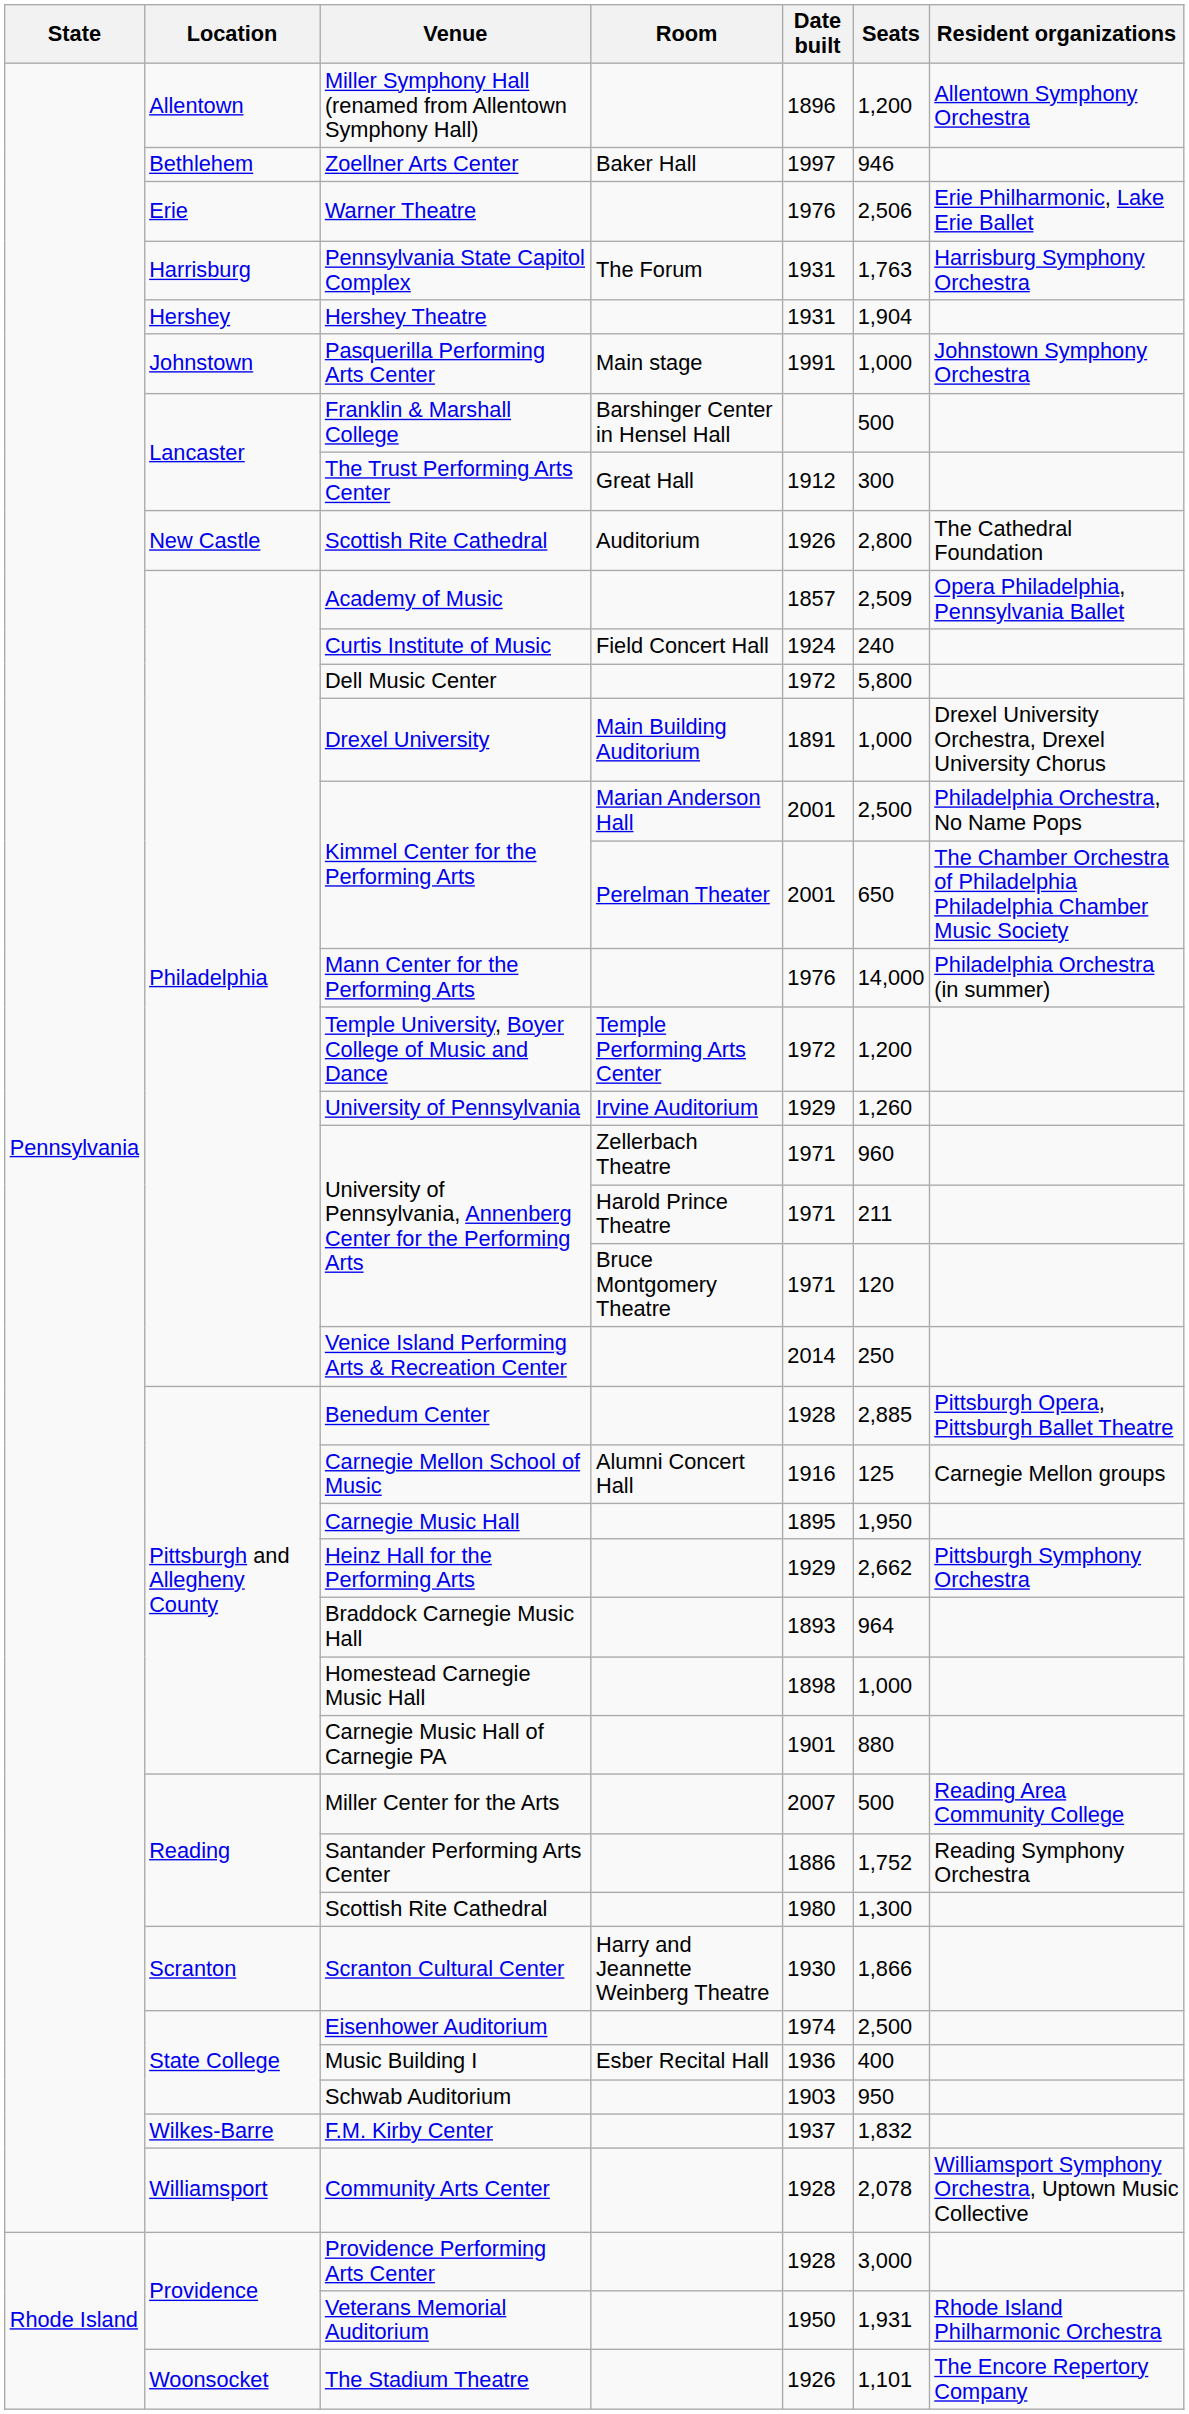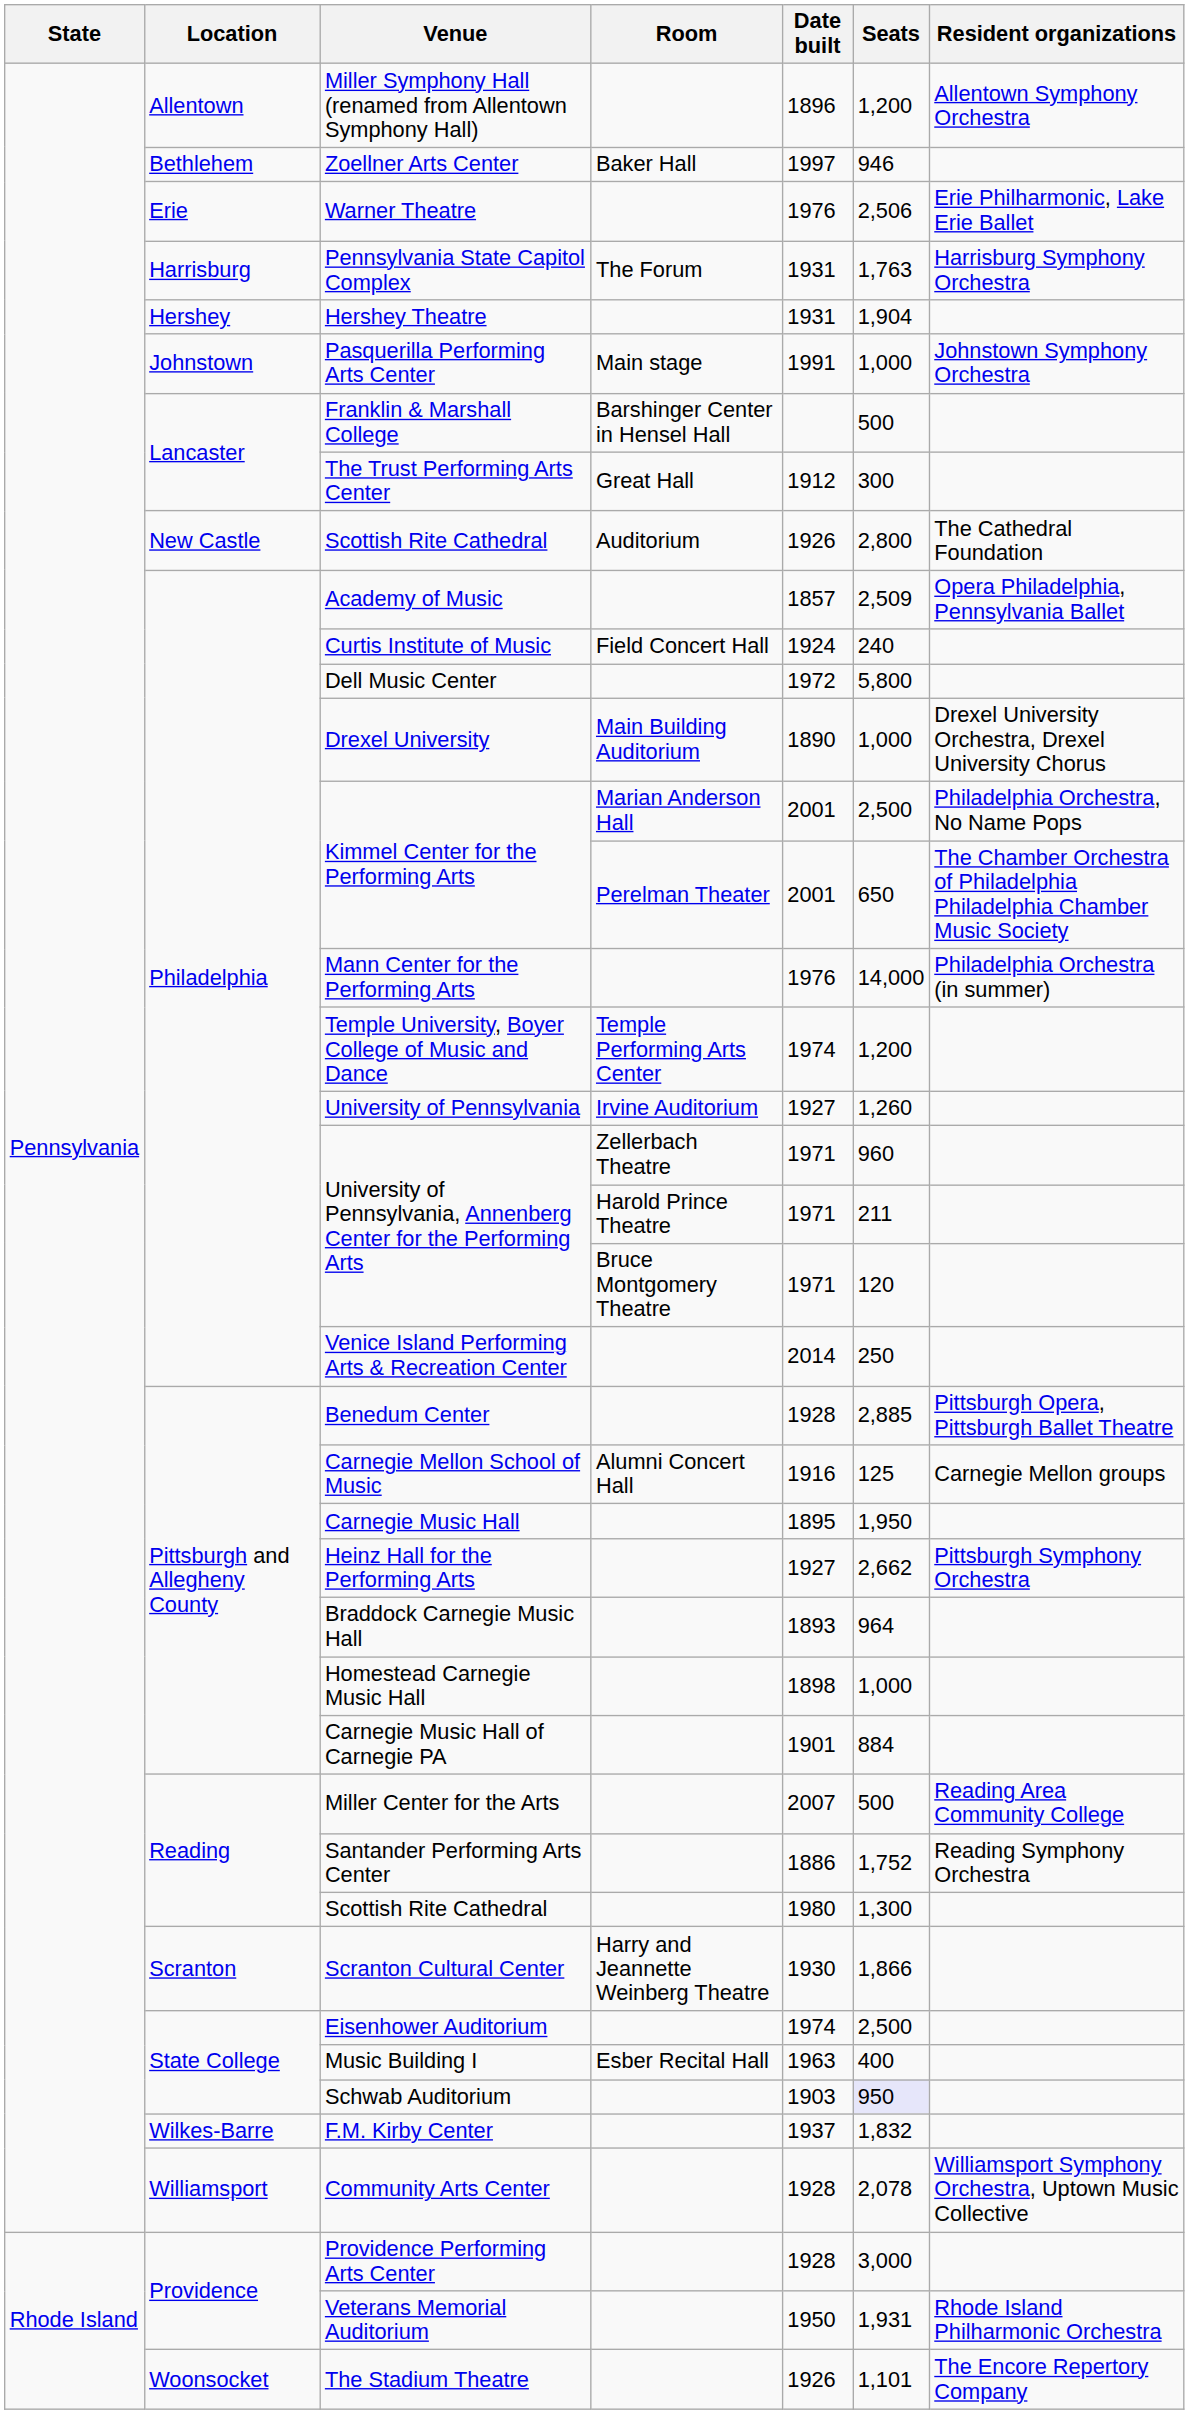(811, 739) 1891 -> (811, 739) 1890
(811, 1049) 1972 -> (811, 1049) 1974
(811, 1108) 1929 -> (811, 1108) 1927
(811, 1567) 1929 -> (811, 1567) 1927
(876, 1744) 880 -> (876, 1744) 884
(811, 2061) 1936 -> (811, 2061) 1963
(876, 2096) no background -> (876, 2096) lavender background
